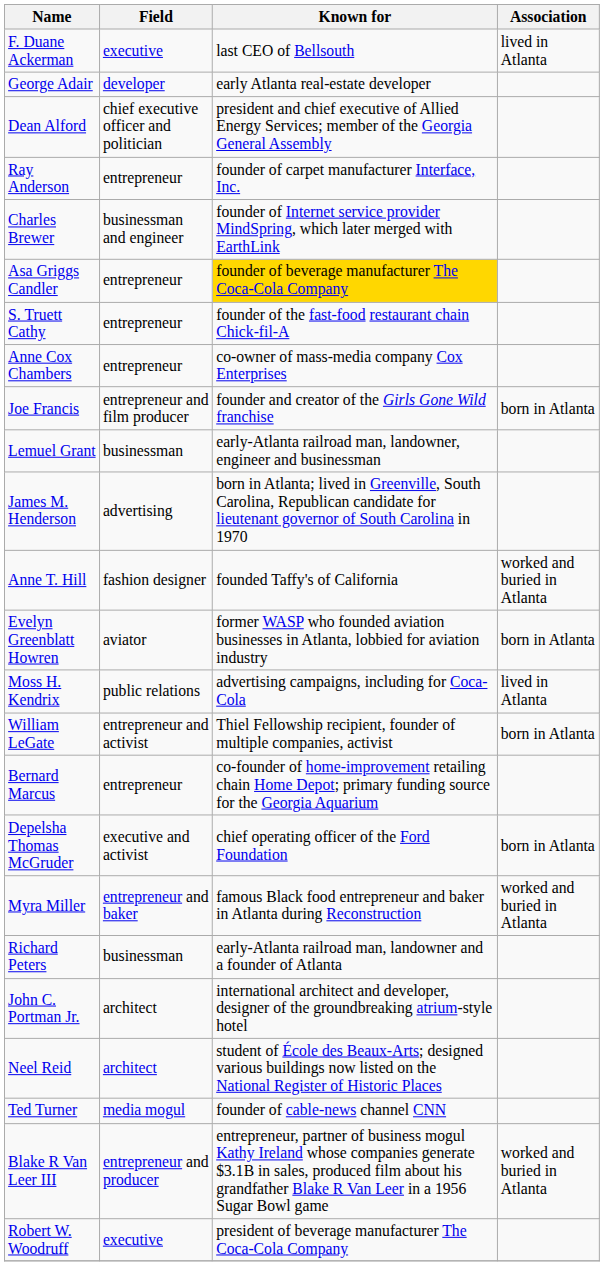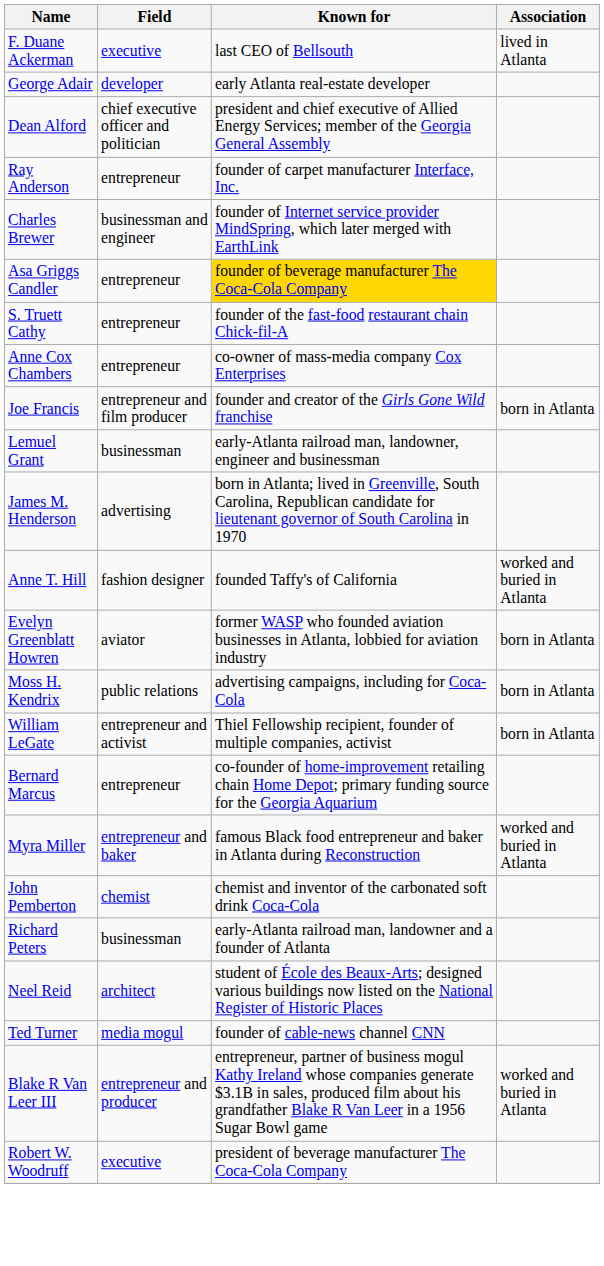(524, 691) lived in Atlanta -> (547, 691) born in Atlanta
- row: (41, 845)
+ row: (42, 896)
- row: (44, 1008)
